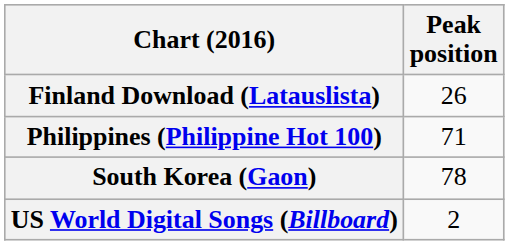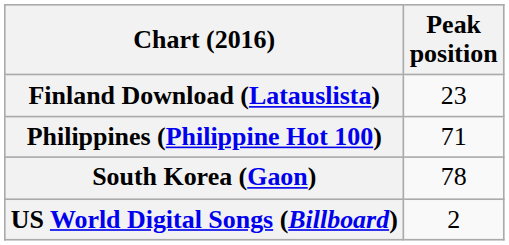(454, 95) 26 -> (454, 95) 23
